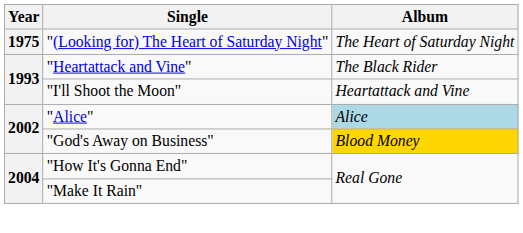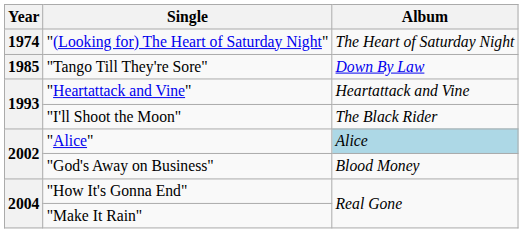(24, 41) 1975 -> (24, 41) 1974
+ row: (127, 66)
(386, 66) The Black Rider -> (402, 91) Heartattack and Vine
(402, 91) Heartattack and Vine -> (386, 116) The Black Rider
(378, 141) gold background -> (378, 166) no background
